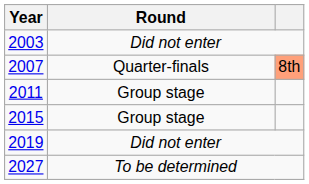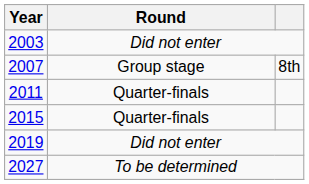(161, 68) Quarter-finals -> (161, 68) Group stage
(289, 68) lightsalmon background -> (289, 68) no background
(161, 93) Group stage -> (161, 93) Quarter-finals
(161, 118) Group stage -> (161, 118) Quarter-finals
